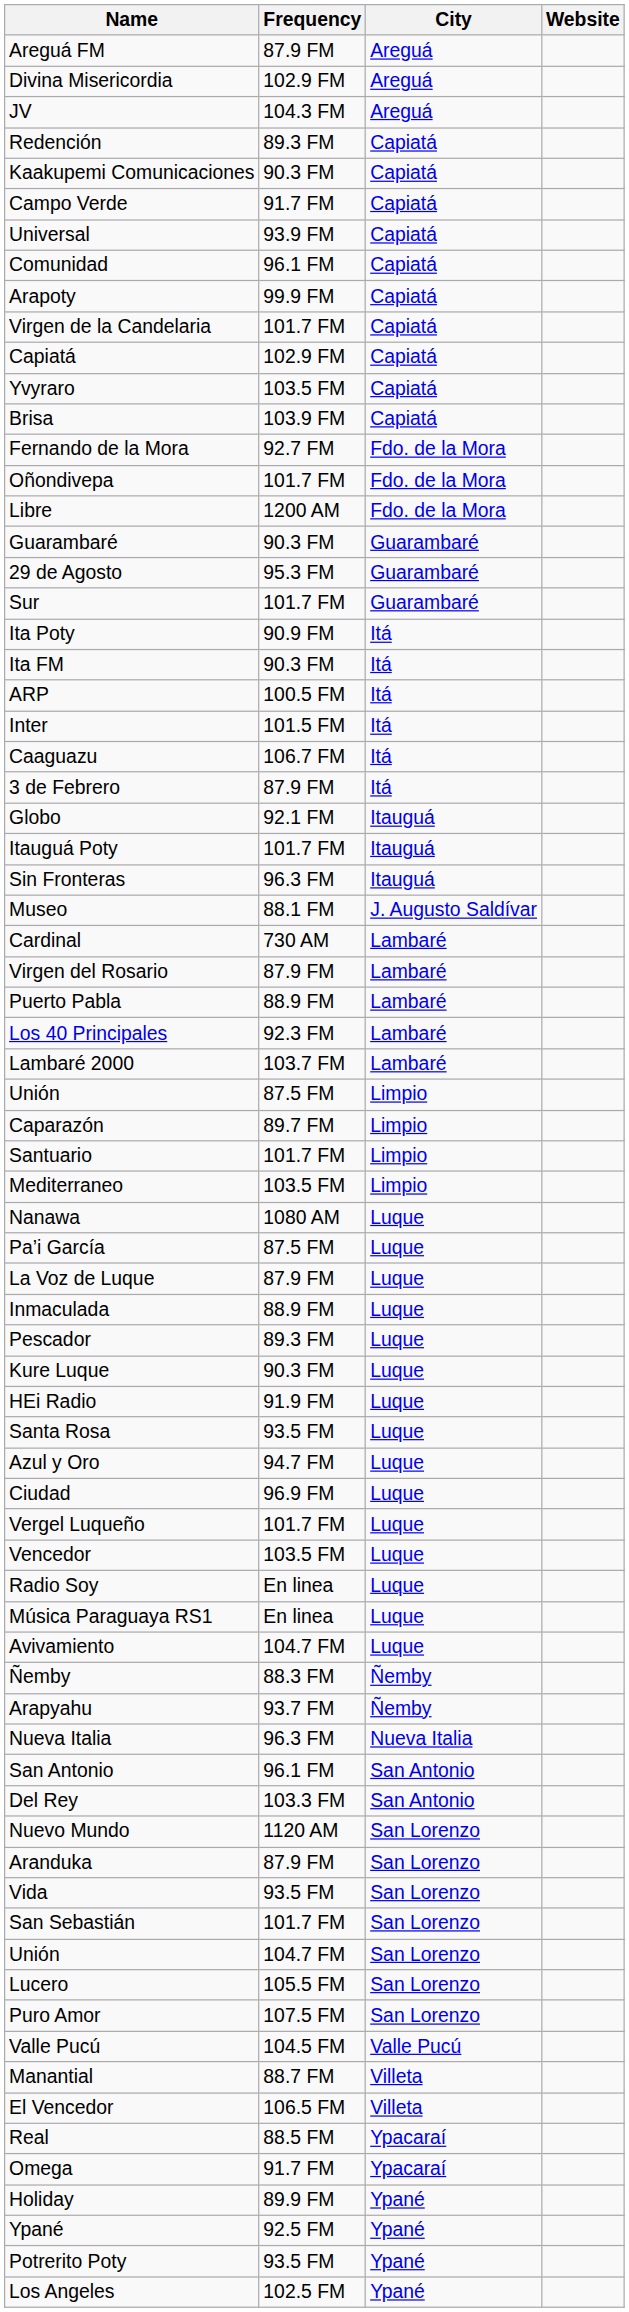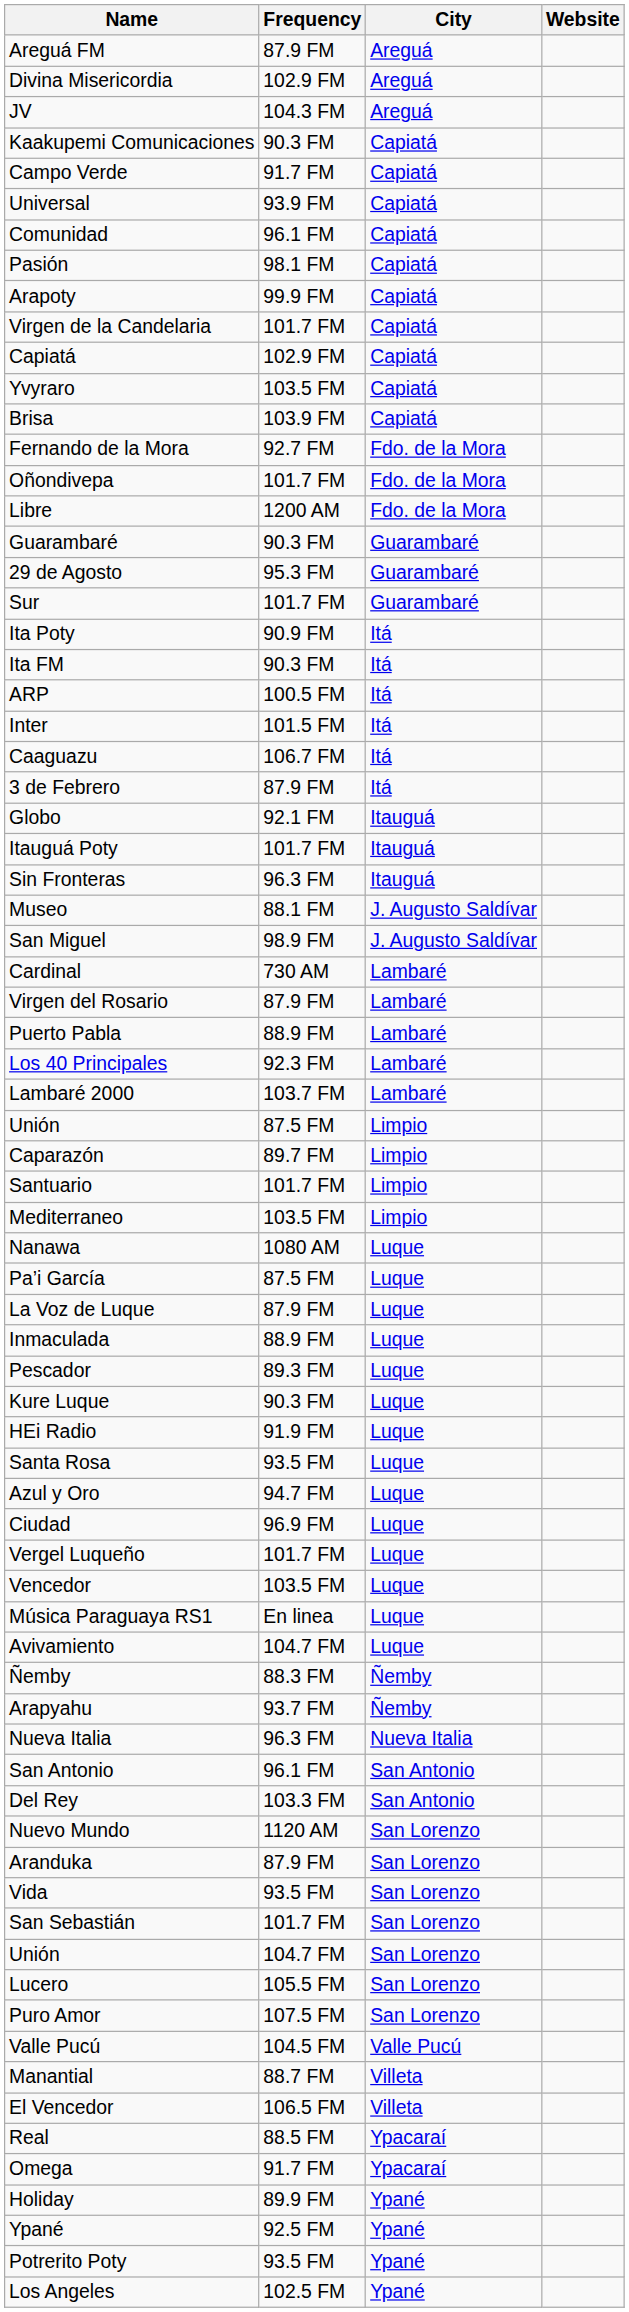- row: (55, 142)
+ row: (39, 265)
+ row: (57, 940)
- row: (54, 1585)
